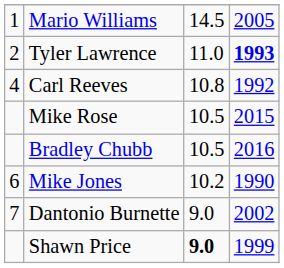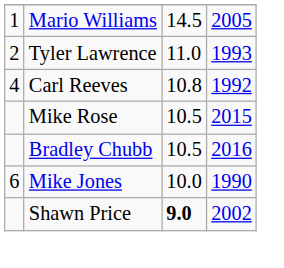(254, 52) bold -> (232, 52) normal
(207, 181) 10.2 -> (184, 181) 10.0
- row: (104, 213)
(254, 246) 1999 -> (232, 213) 2002
